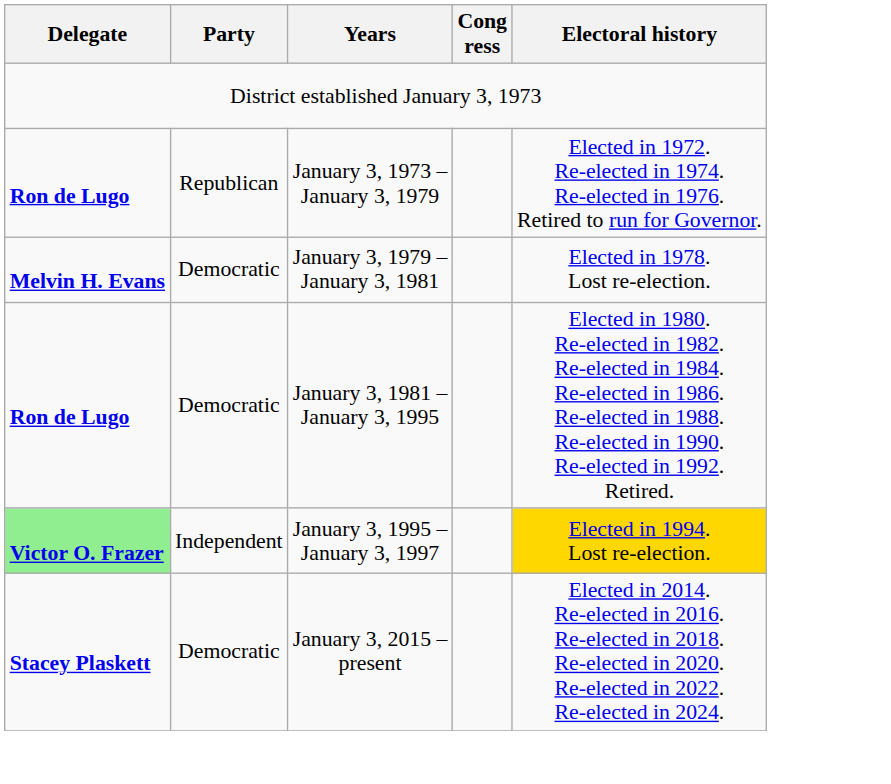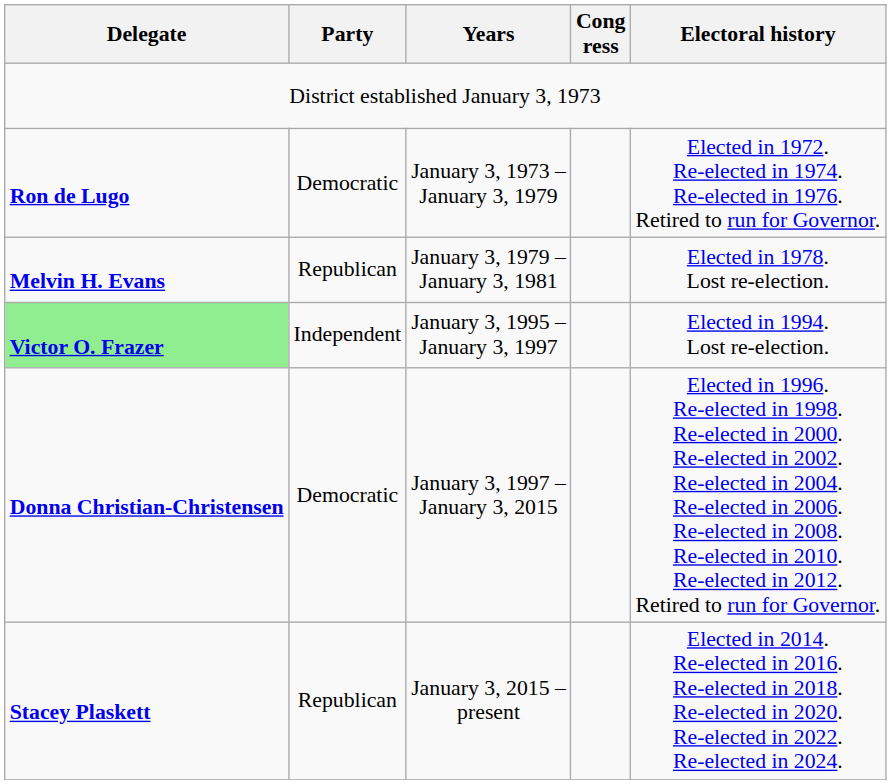(229, 182) Republican -> (347, 182) Democratic
(229, 269) Democratic -> (347, 269) Republican
- row: (370, 404)
(639, 540) gold background -> (758, 334) no background
+ row: (489, 494)
(229, 651) Democratic -> (347, 700) Republican
